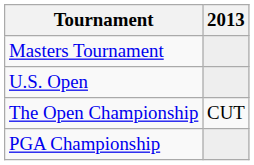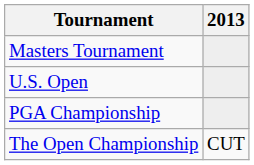rows swapped: (104, 113) <-> (85, 144)
